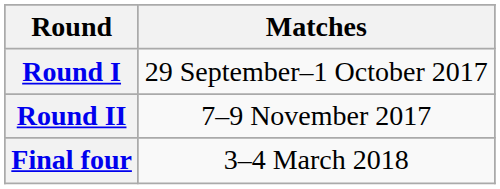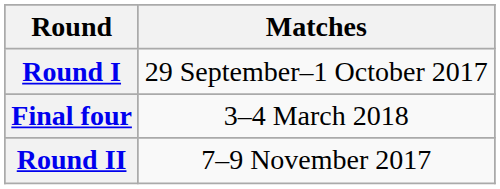rows swapped: (72, 115) <-> (72, 159)
